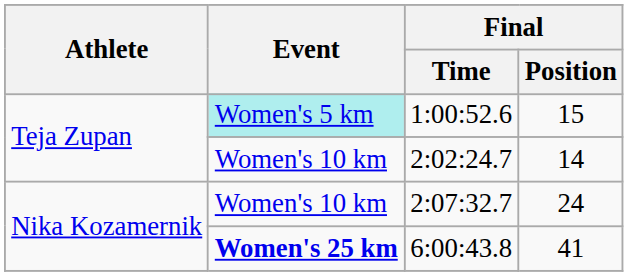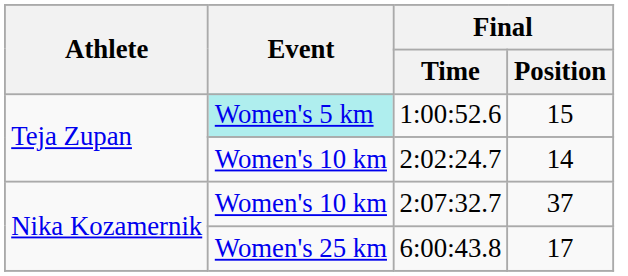(571, 203) 24 -> (560, 203) 37
(306, 247) bold -> (301, 247) normal
(571, 247) 41 -> (560, 247) 17
